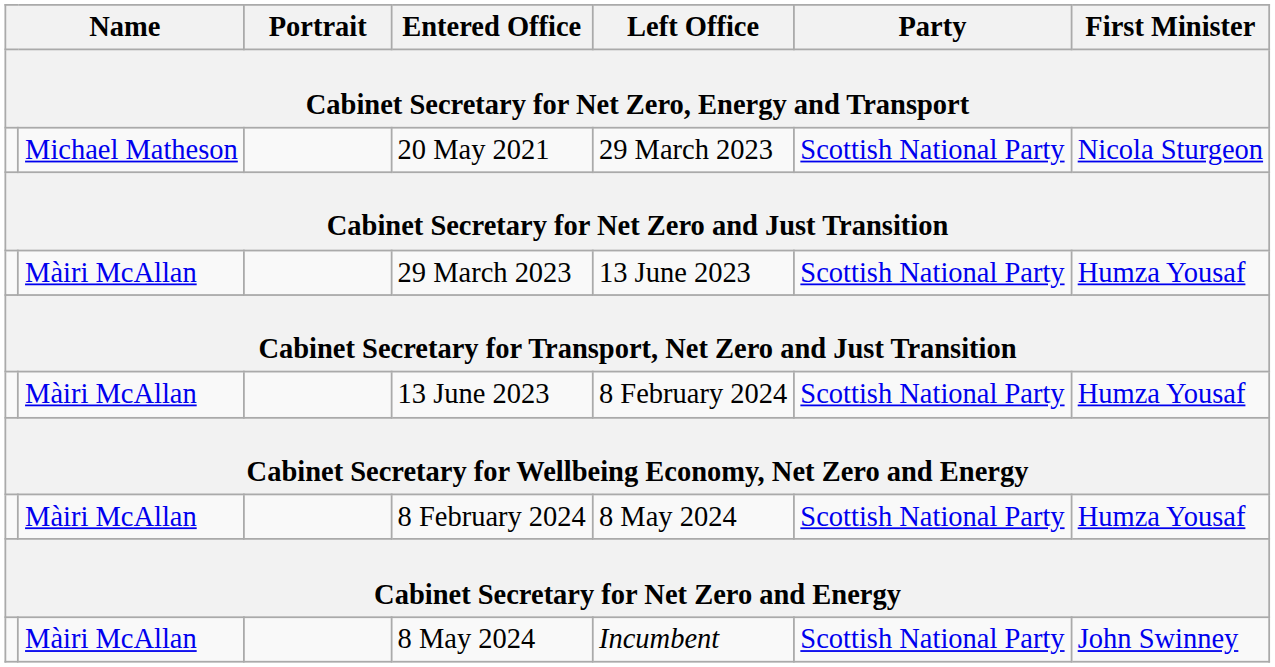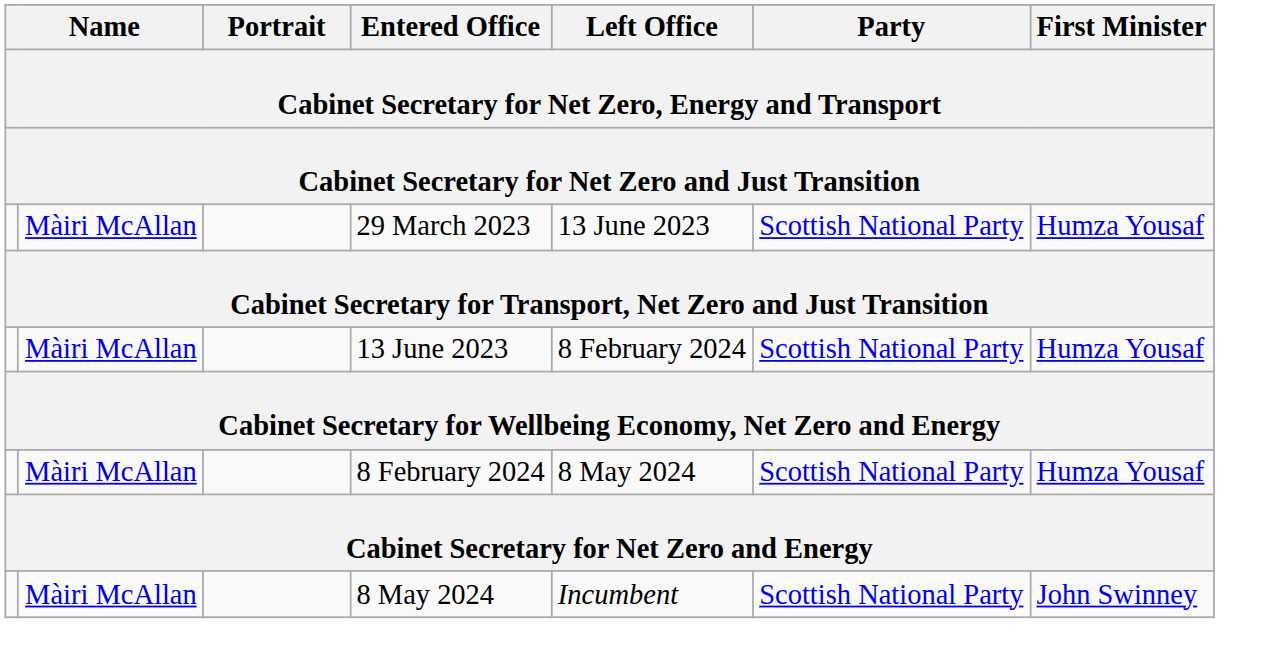- row: (474, 149)
